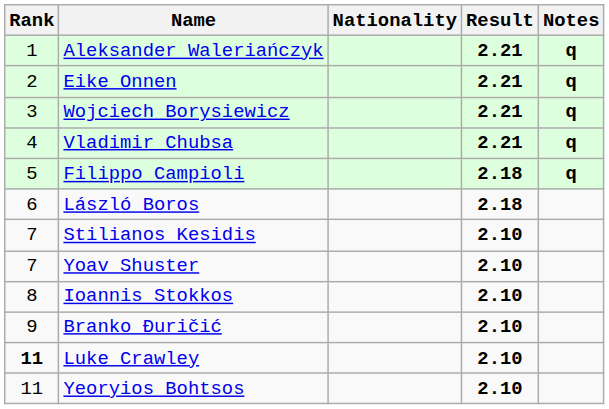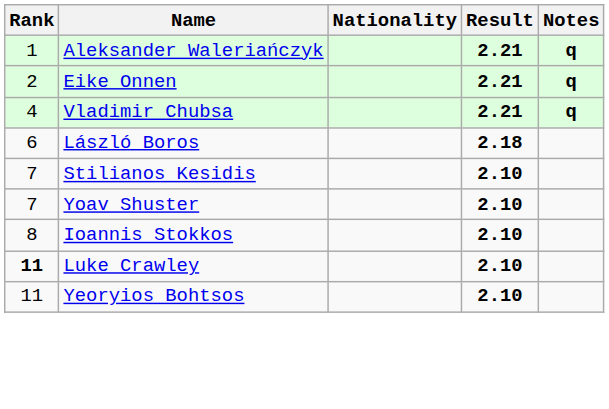- row: (177, 112)
- row: (154, 174)
- row: (143, 327)
